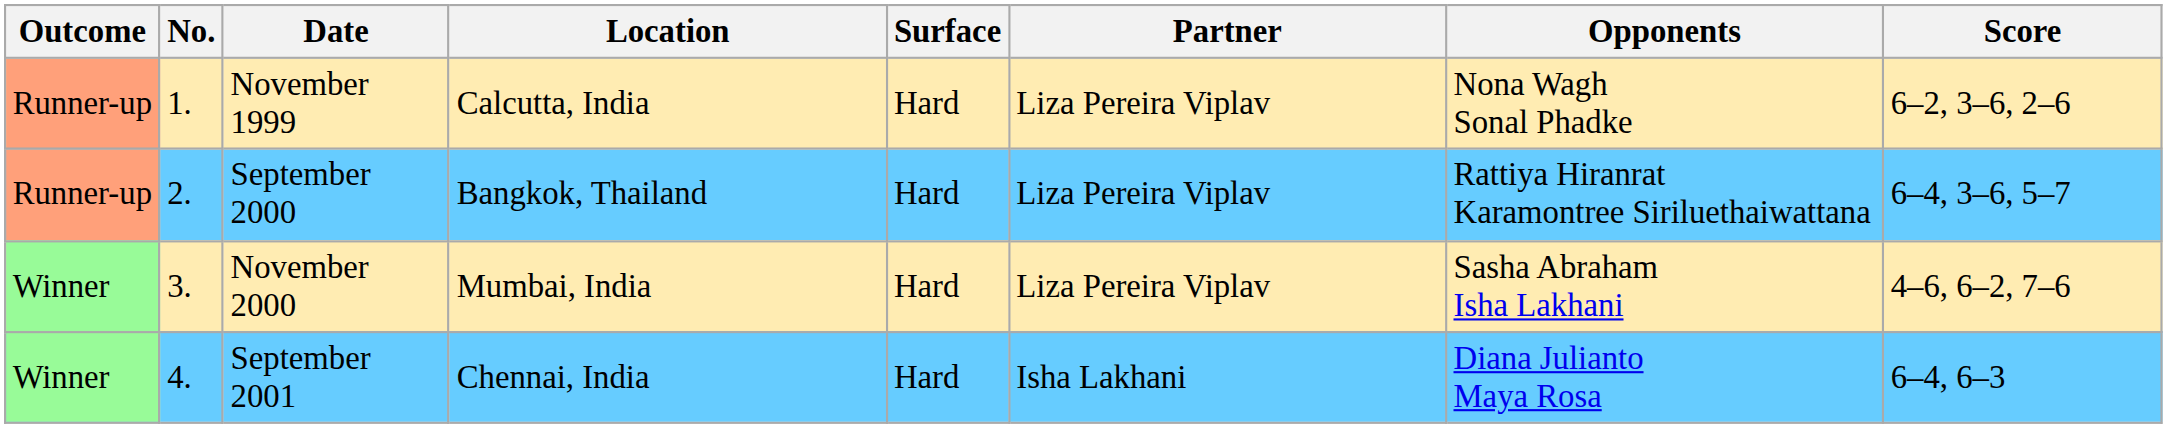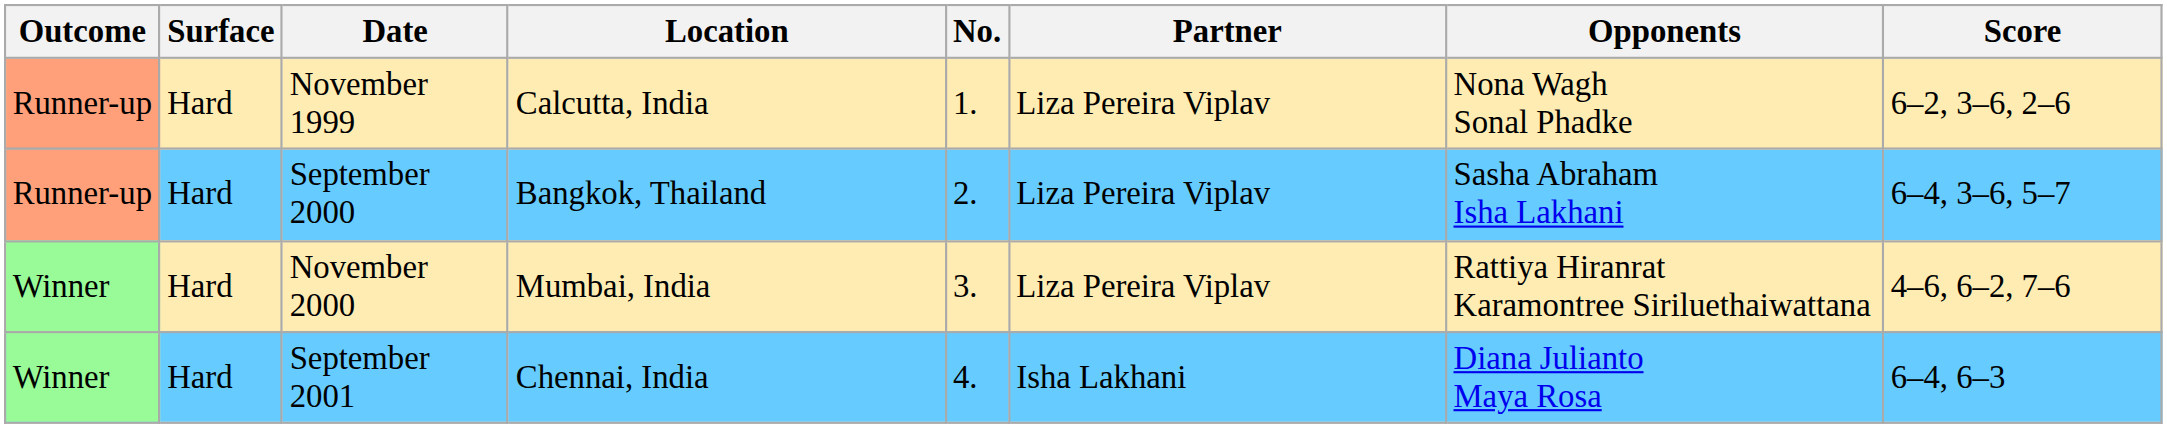columns swapped: (191, 30) <-> (948, 30)
(1662, 193) Rattiya Hiranrat Karamontree Siriluethaiwattana -> (1556, 193) Sasha Abraham Isha Lakhani
(1556, 284) Sasha Abraham Isha Lakhani -> (1662, 284) Rattiya Hiranrat Karamontree Siriluethaiwattana
